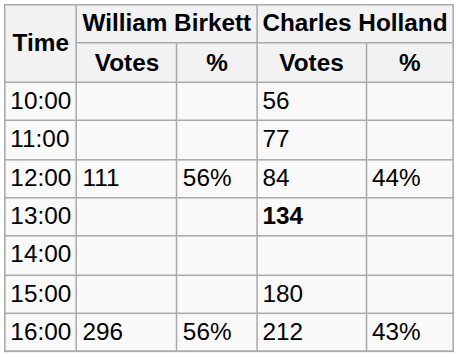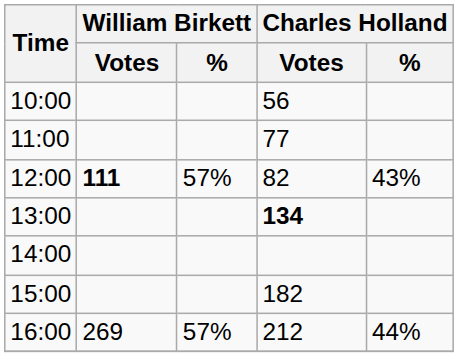(101, 178) normal -> (101, 178) bold
(207, 178) 56% -> (207, 178) 57%
(276, 178) 84 -> (276, 178) 82
(396, 178) 44% -> (396, 178) 43%
(283, 293) 180 -> (283, 293) 182
(103, 332) 296 -> (103, 332) 269
(207, 332) 56% -> (207, 332) 57%
(396, 332) 43% -> (396, 332) 44%
